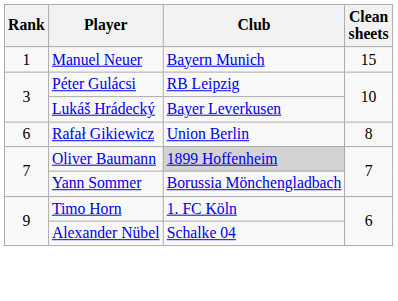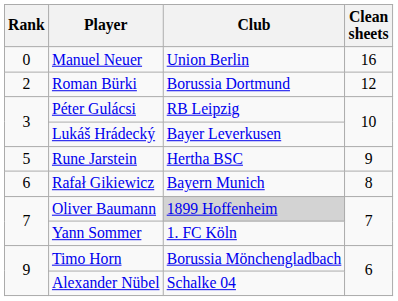(26, 59) 1 -> (26, 59) 0
(216, 59) Bayern Munich -> (208, 59) Union Berlin
(369, 59) 15 -> (369, 59) 16
+ row: (94, 84)
+ row: (94, 158)
(208, 134) Union Berlin -> (216, 183) Bayern Munich
(254, 183) Borussia Mönchengladbach -> (202, 233) 1. FC Köln
(202, 208) 1. FC Köln -> (254, 258) Borussia Mönchengladbach
